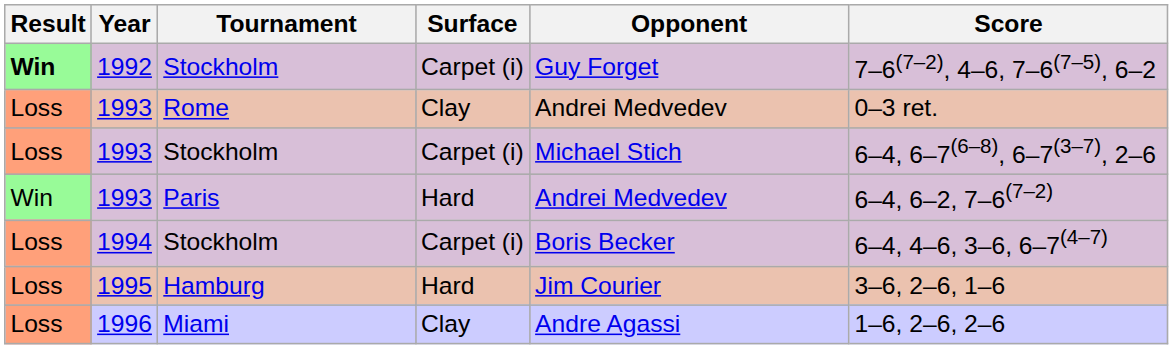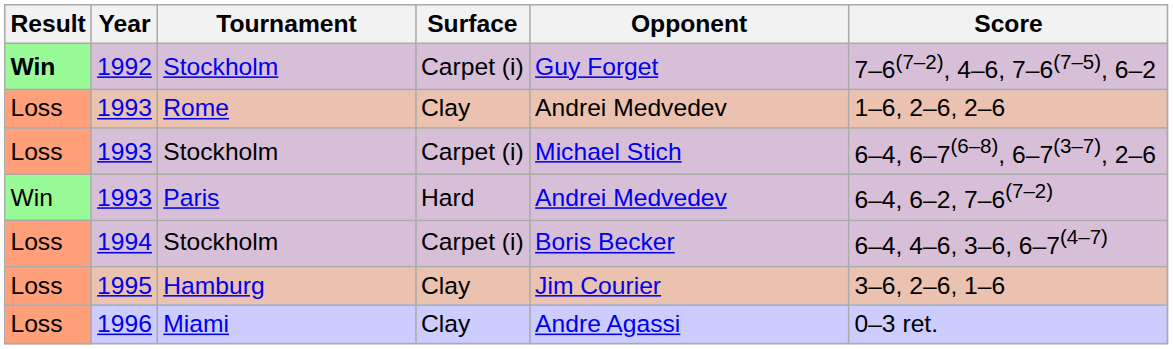(896, 108) 0–3 ret. -> (930, 108) 1–6, 2–6, 2–6
(448, 285) Hard -> (446, 285) Clay
(930, 324) 1–6, 2–6, 2–6 -> (896, 324) 0–3 ret.
